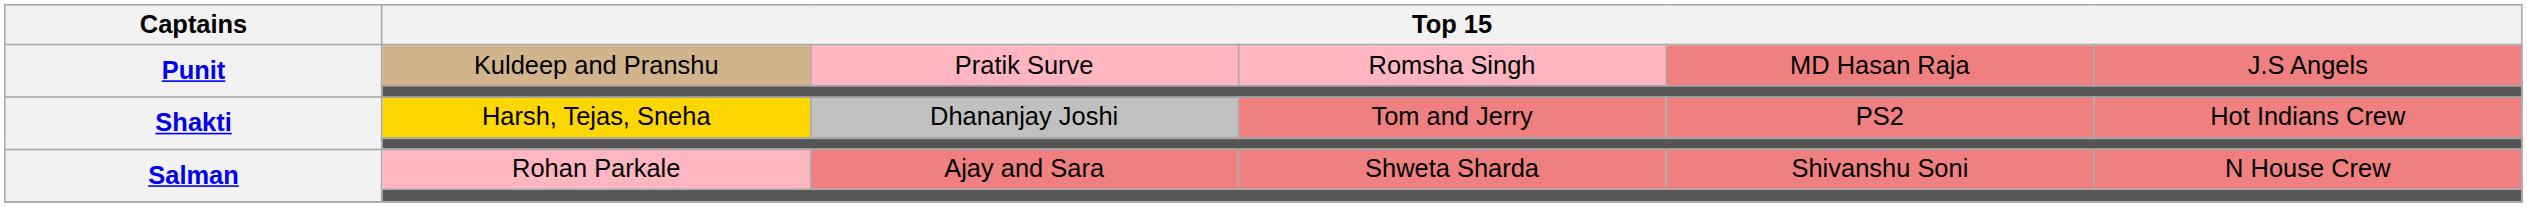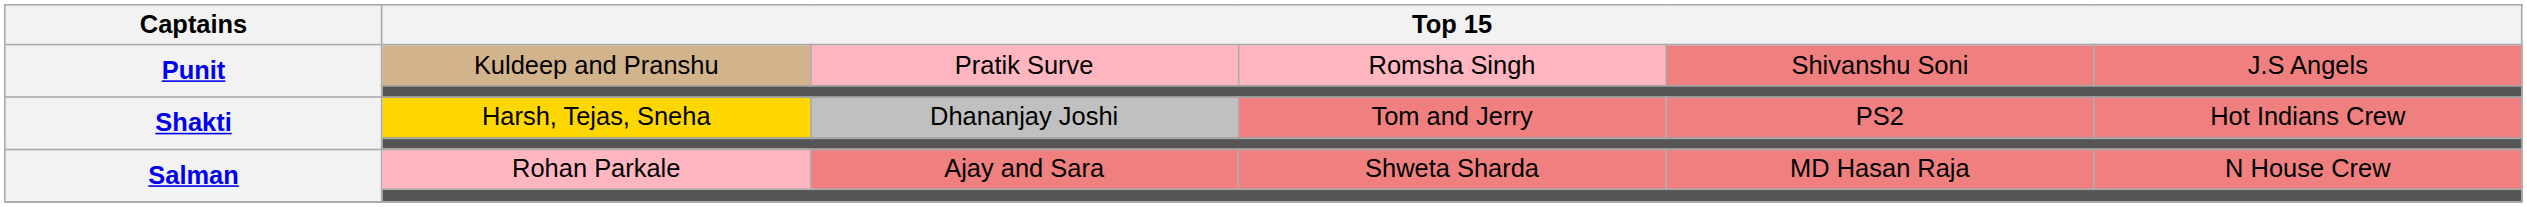(1880, 65) MD Hasan Raja -> (1880, 65) Shivanshu Soni
(1880, 169) Shivanshu Soni -> (1880, 169) MD Hasan Raja
